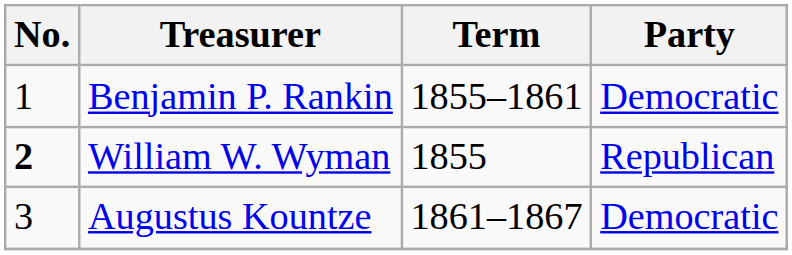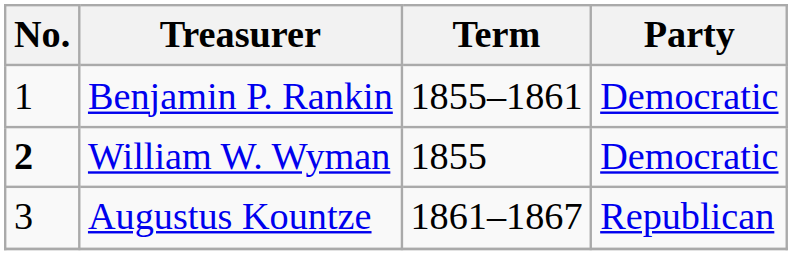(687, 156) Republican -> (689, 156) Democratic
(689, 216) Democratic -> (687, 216) Republican
